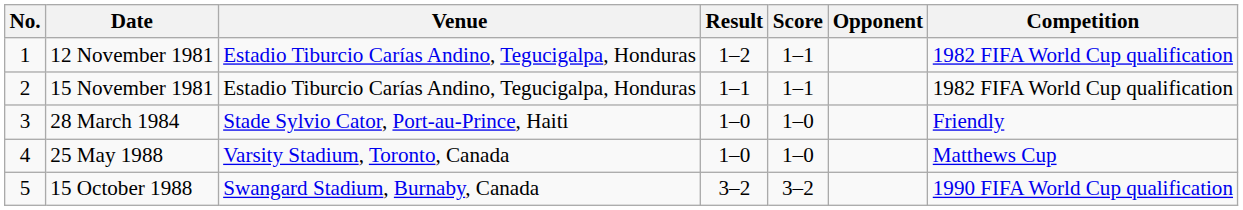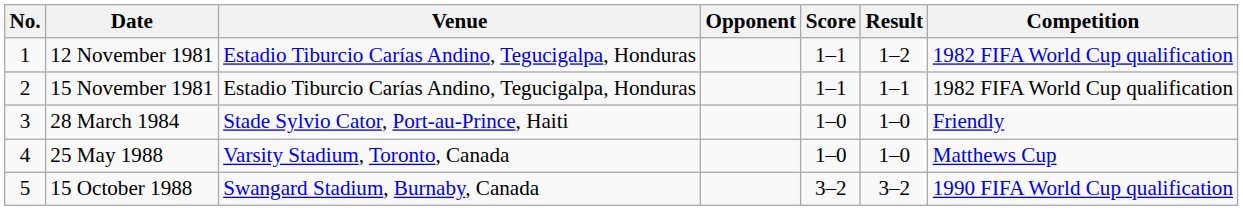columns swapped: (878, 21) <-> (734, 21)
